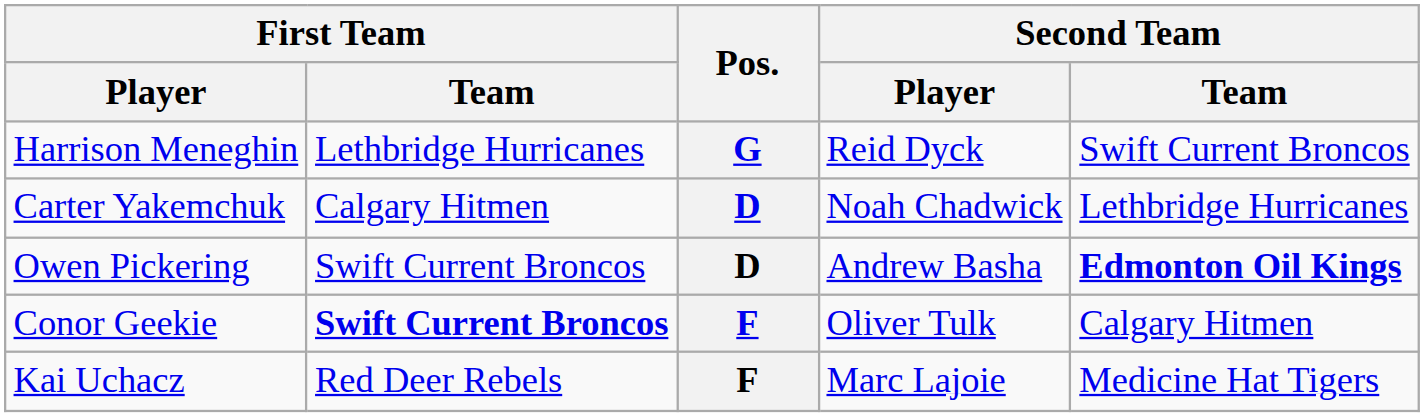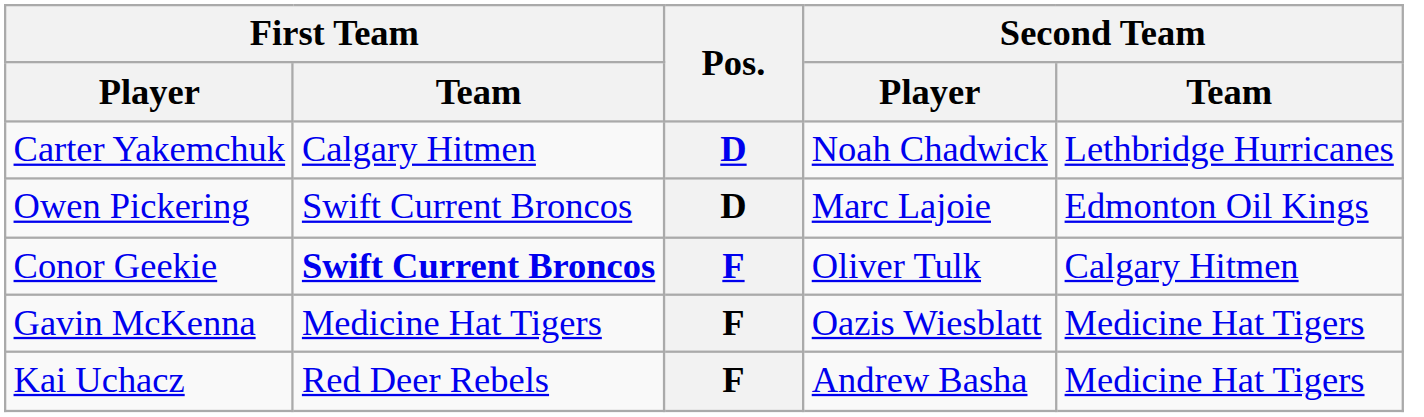- row: (156, 149)
(934, 264) Andrew Basha -> (901, 206) Marc Lajoie
(1241, 264) bold -> (1217, 206) normal
+ row: (135, 322)
(916, 380) Marc Lajoie -> (920, 380) Andrew Basha
